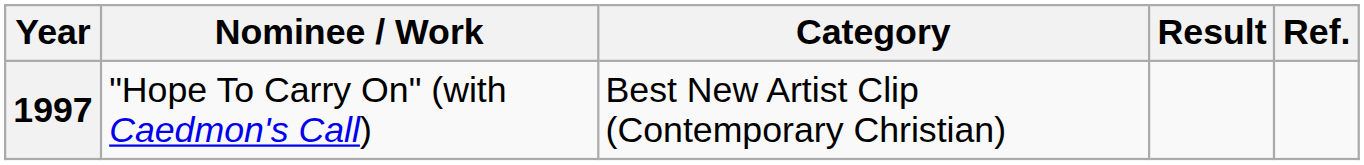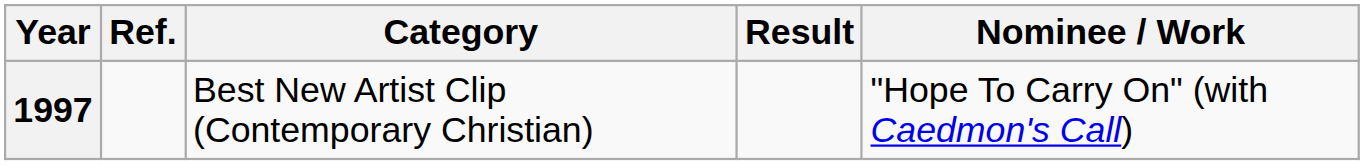columns swapped: (349, 32) <-> (1317, 32)
